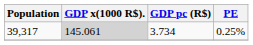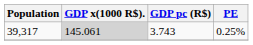(163, 31) 3.734 -> (163, 31) 3.743
